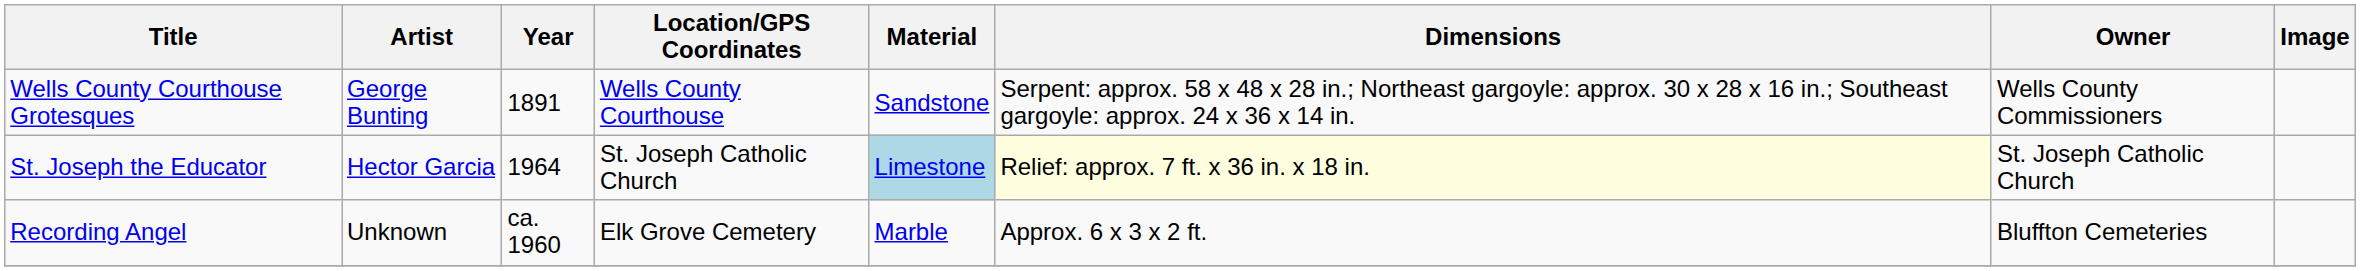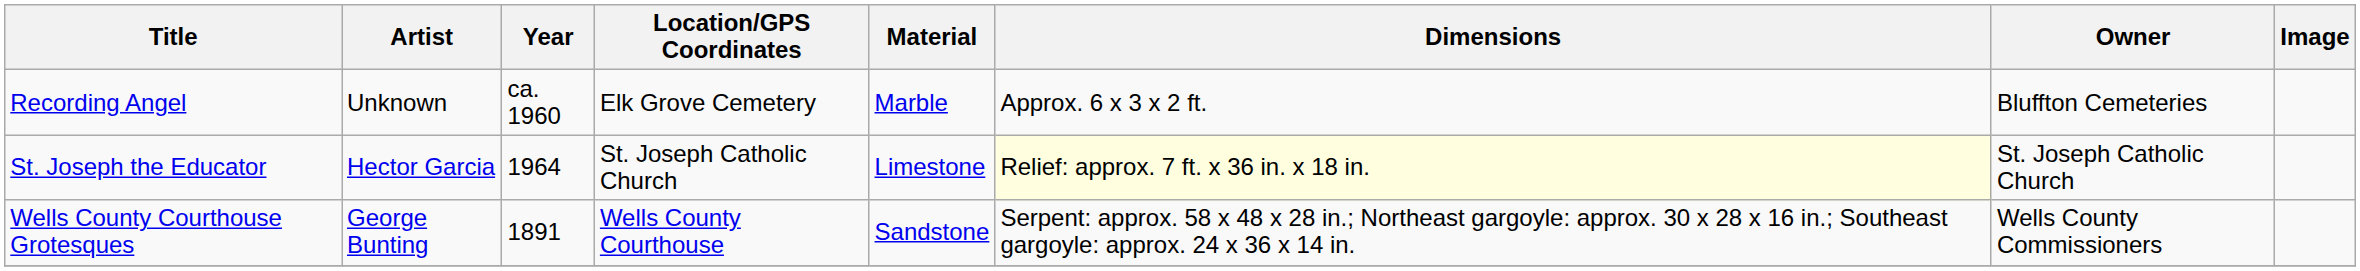rows swapped: (98, 232) <-> (146, 102)
(930, 167) lightblue background -> (930, 167) no background
